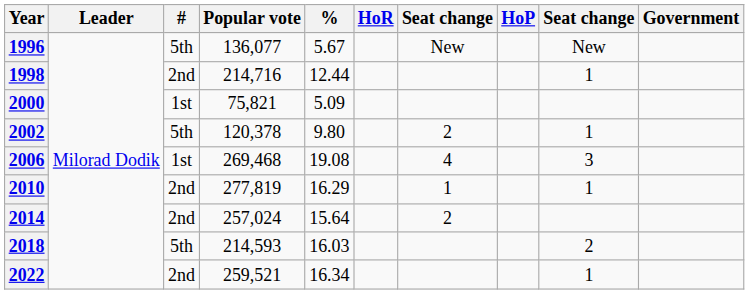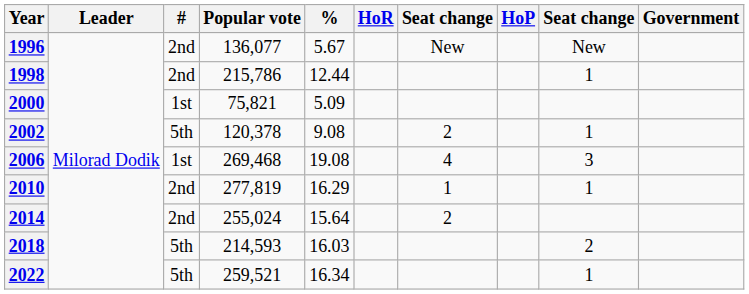(181, 47) 5th -> (182, 47) 2nd
(252, 75) 214,716 -> (252, 75) 215,786
(329, 132) 9.80 -> (329, 132) 9.08
(252, 217) 257,024 -> (252, 217) 255,024
(182, 274) 2nd -> (181, 274) 5th
